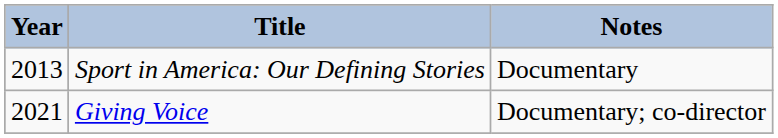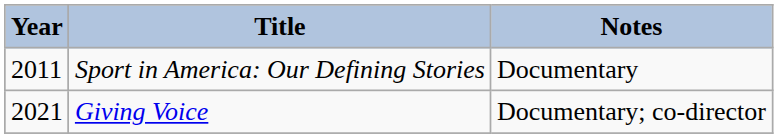(37, 68) 2013 -> (36, 68) 2011
